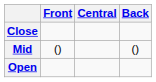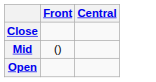- column: (135, 13)
